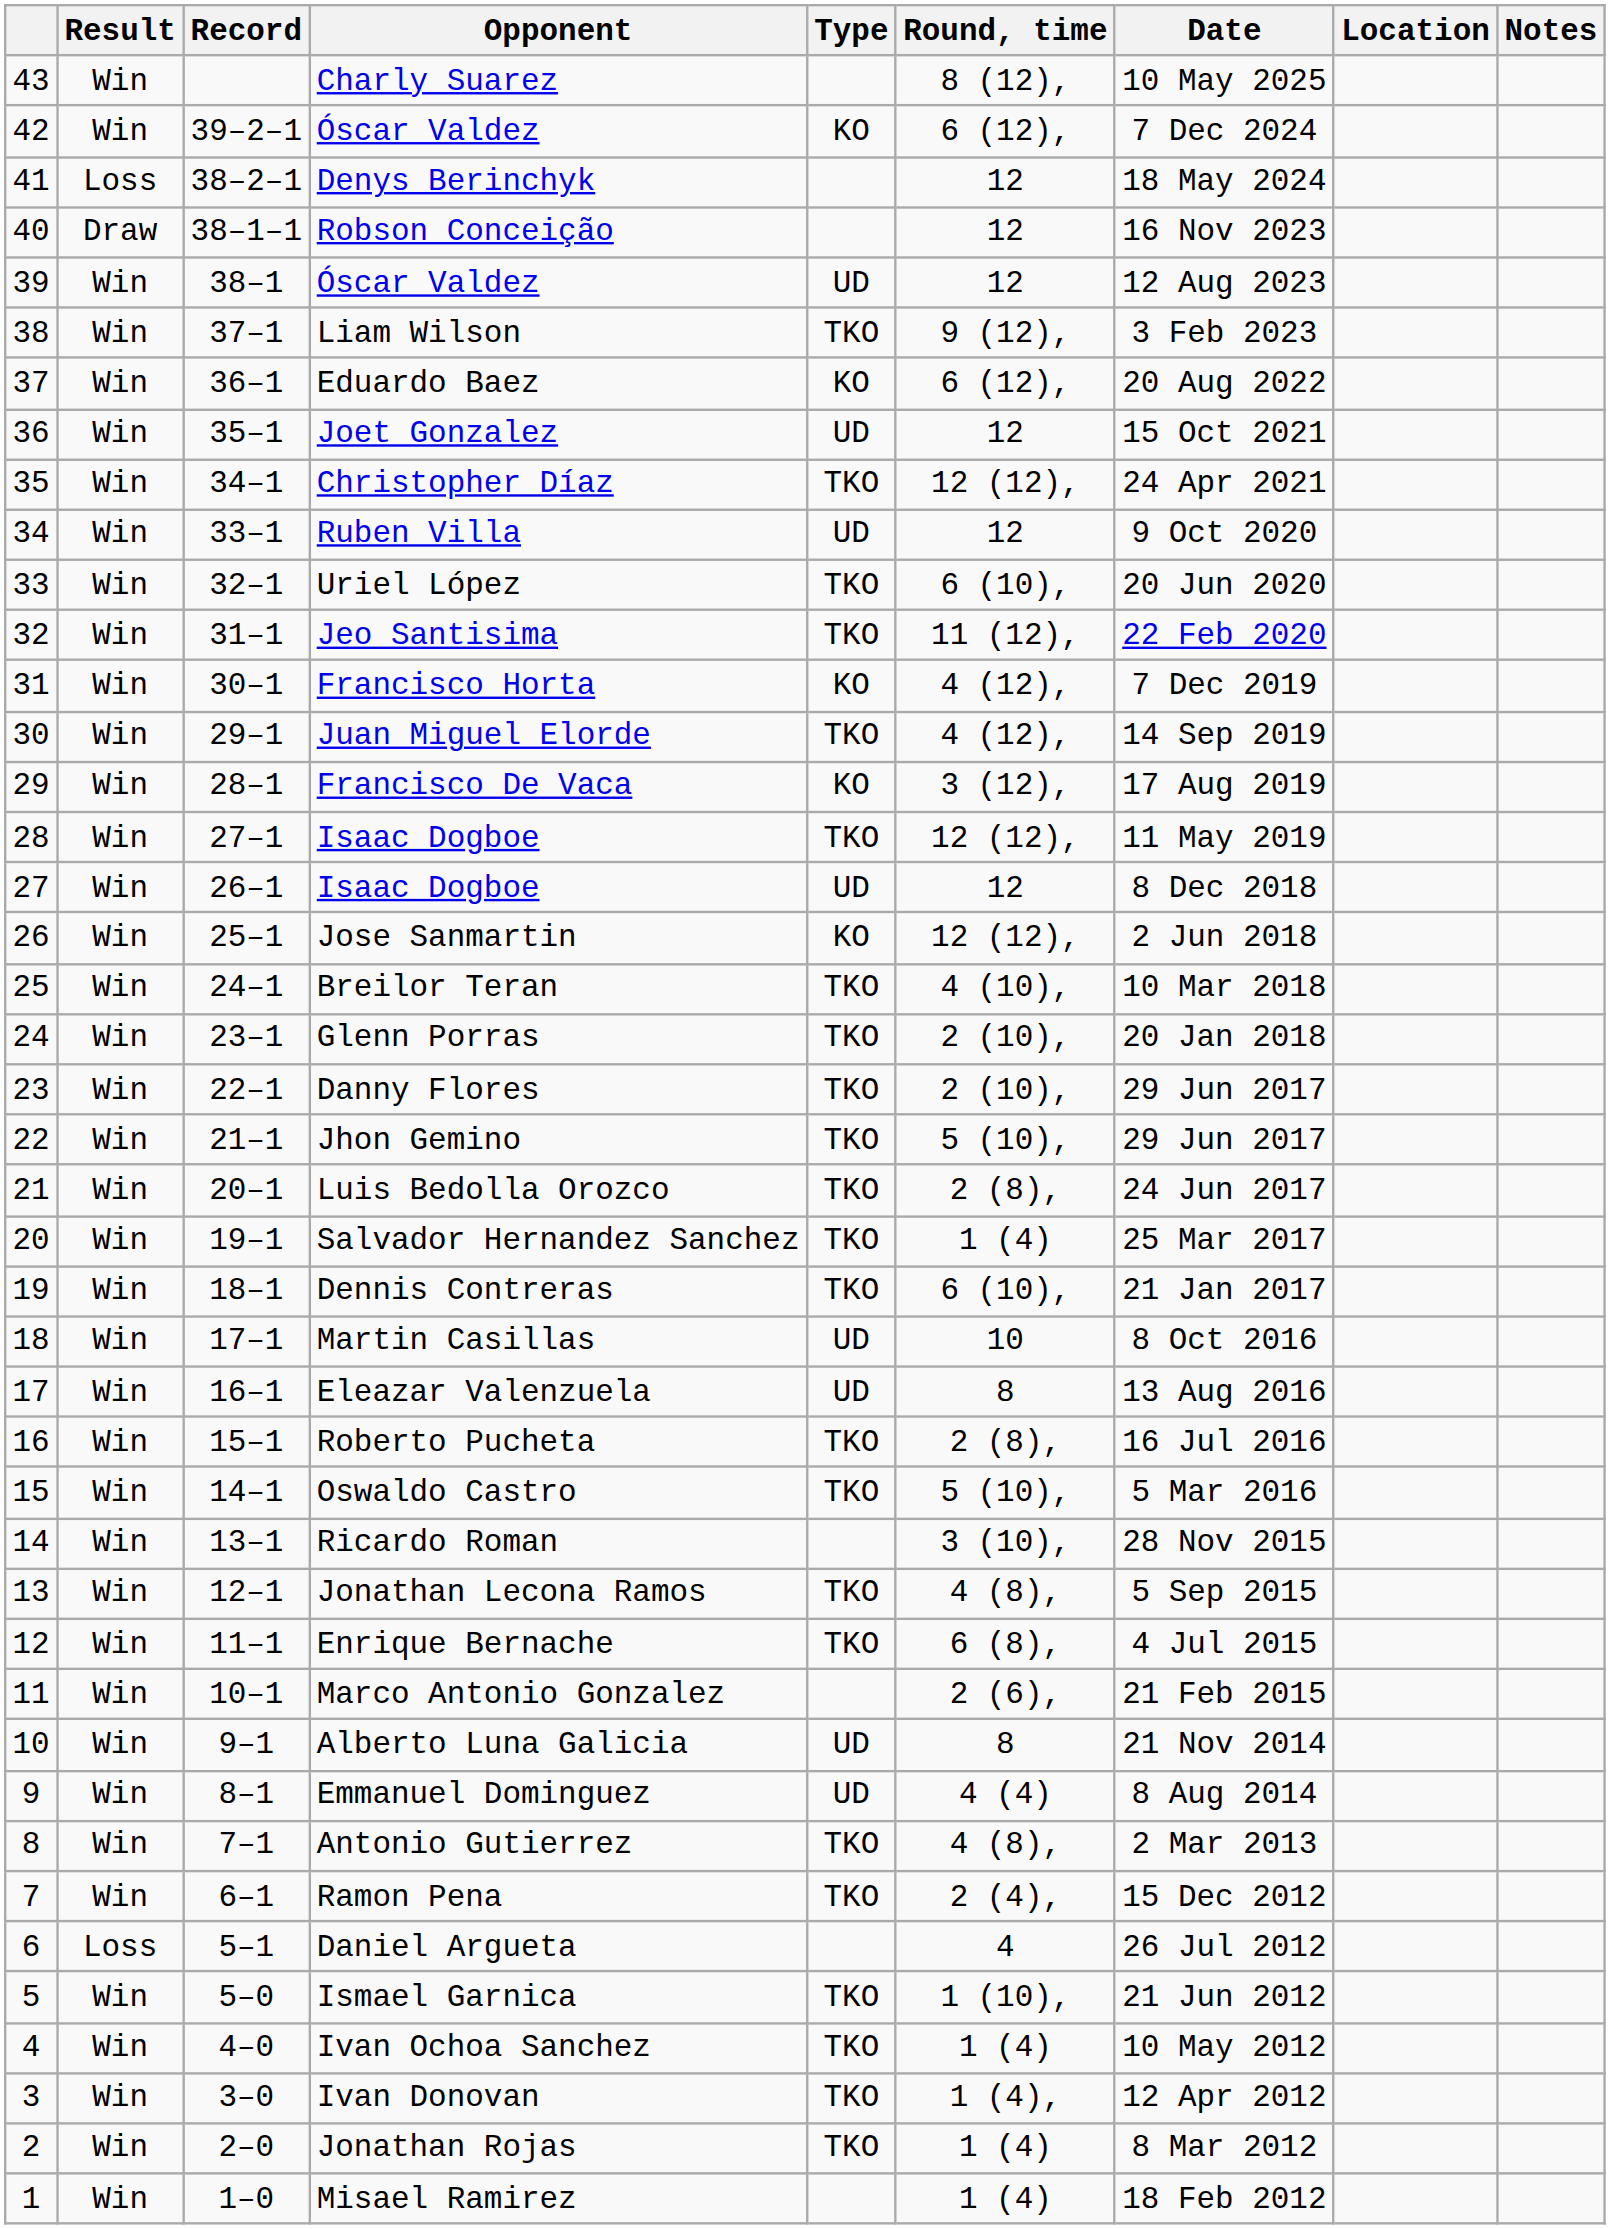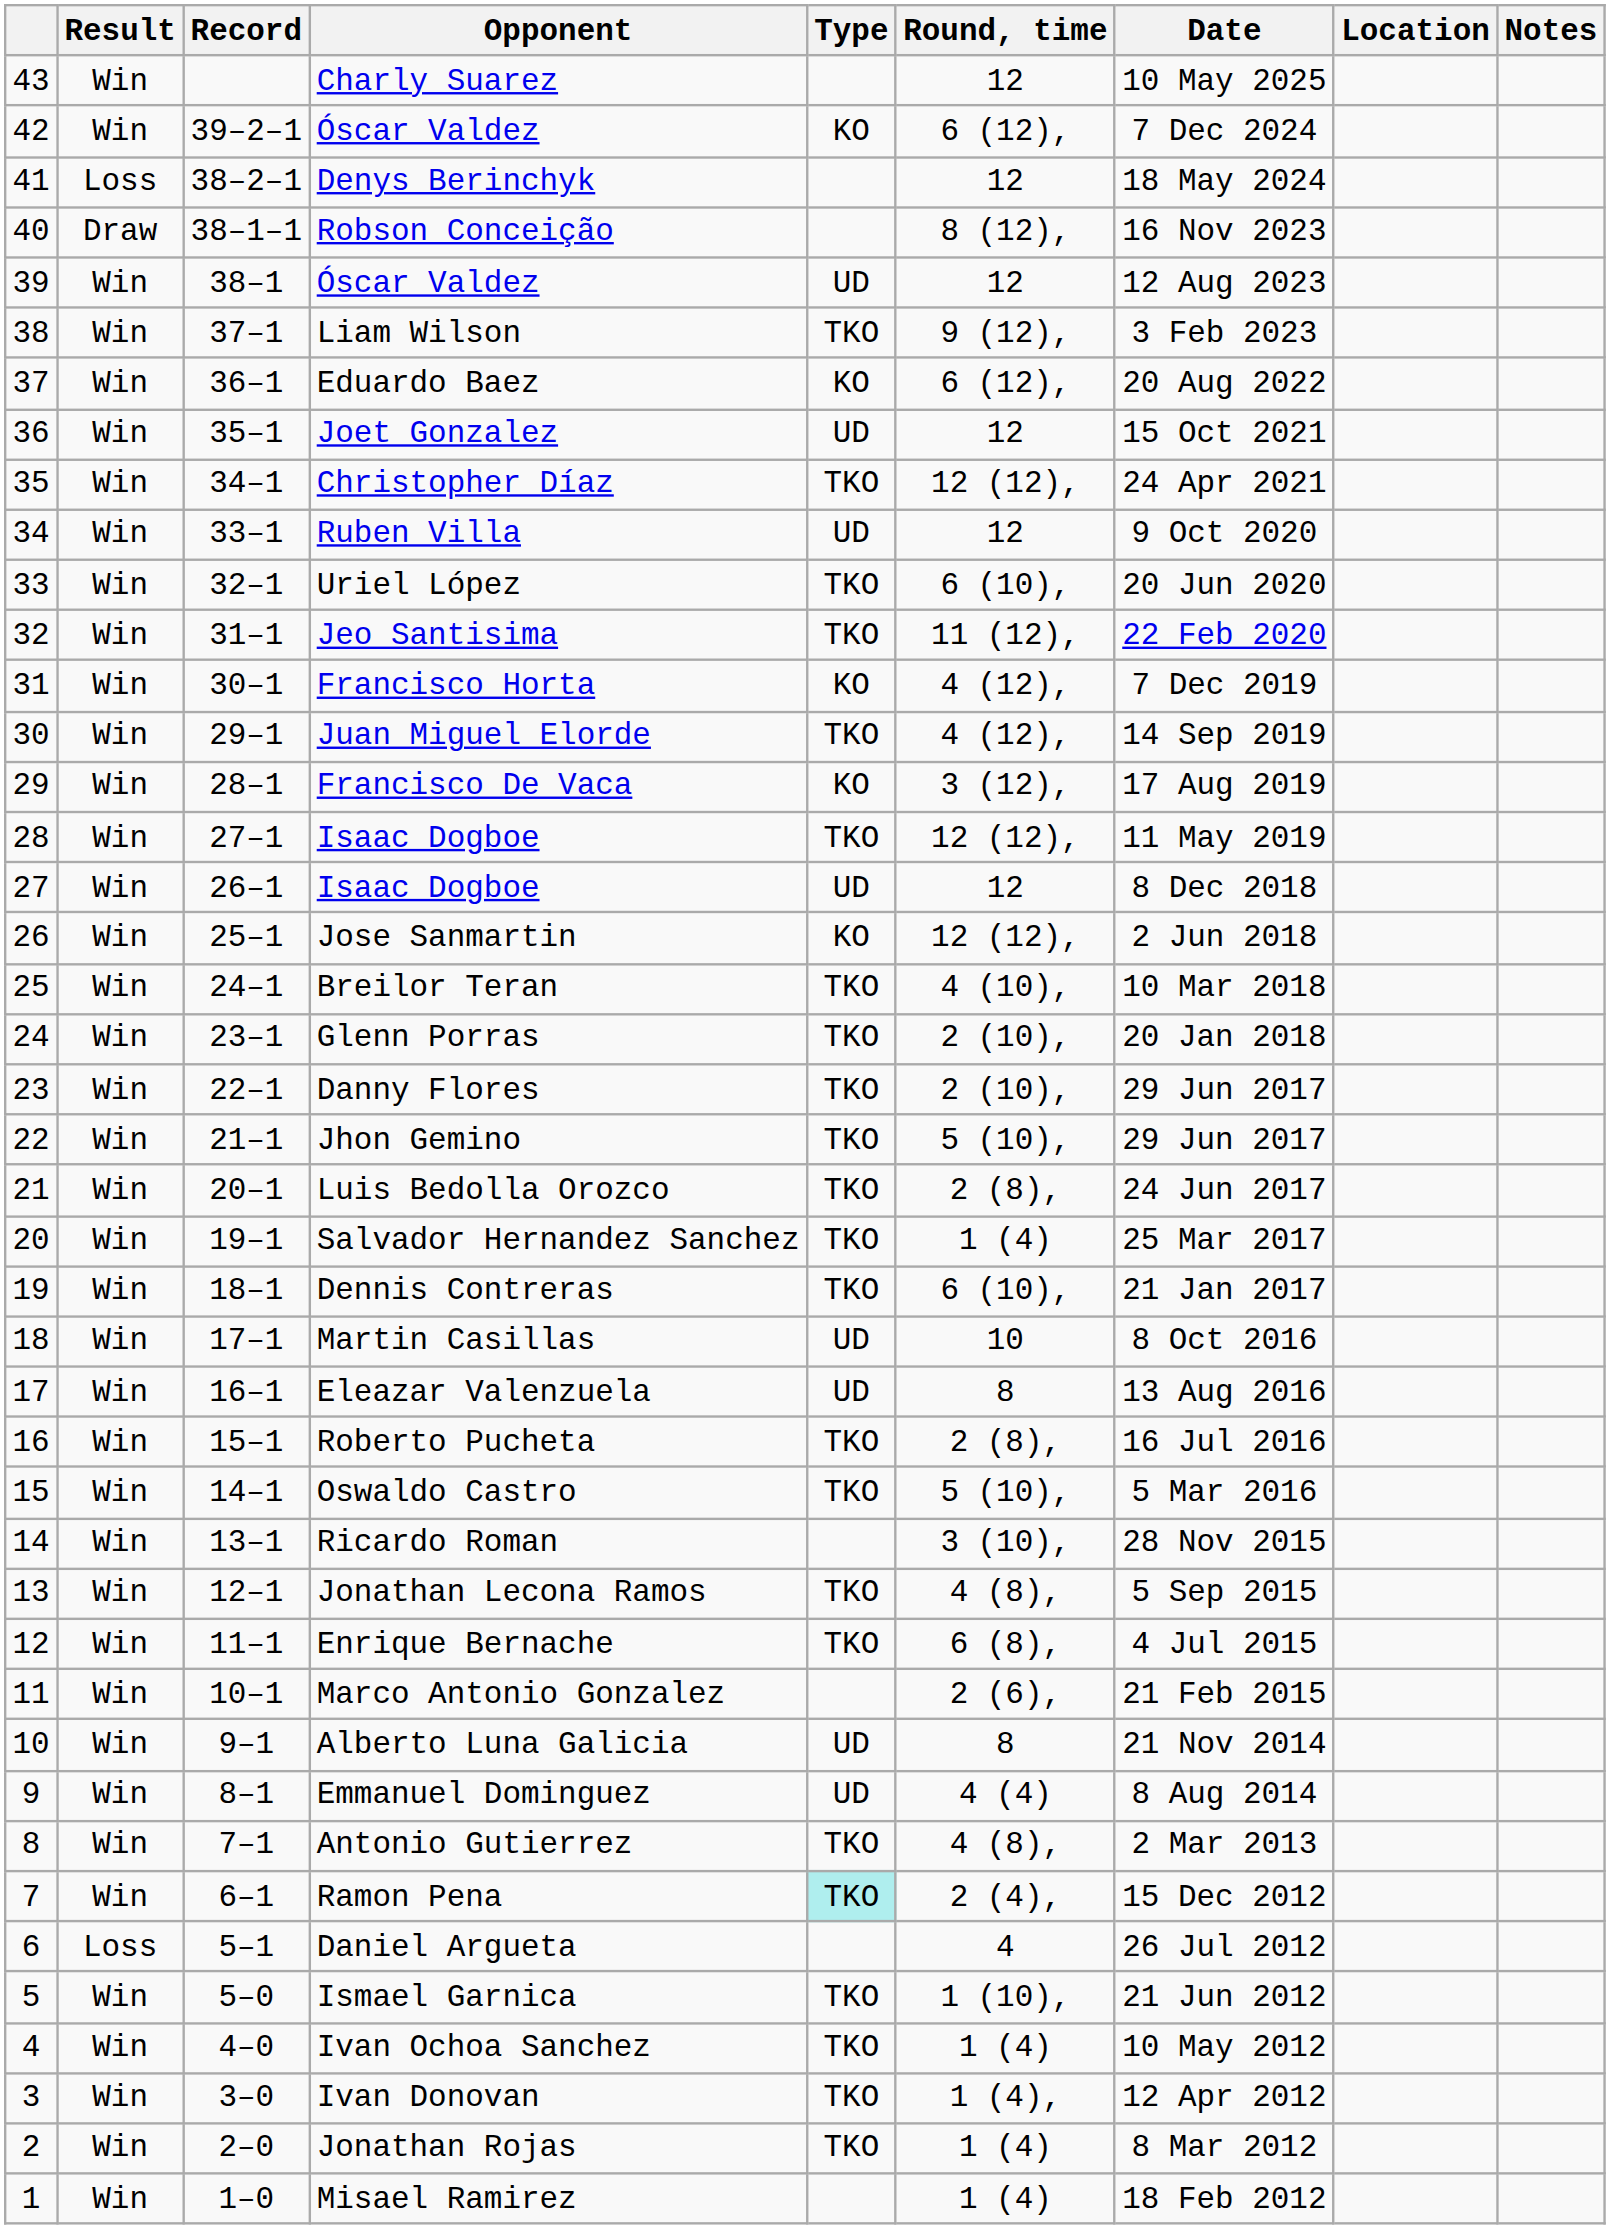(1005, 81) 8 (12), -> (1005, 81) 12
(1005, 232) 12 -> (1005, 232) 8 (12),
(851, 1896) no background -> (851, 1896) paleturquoise background
